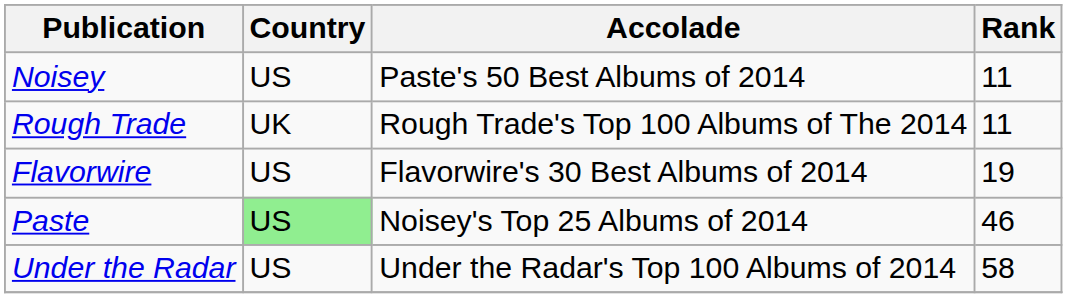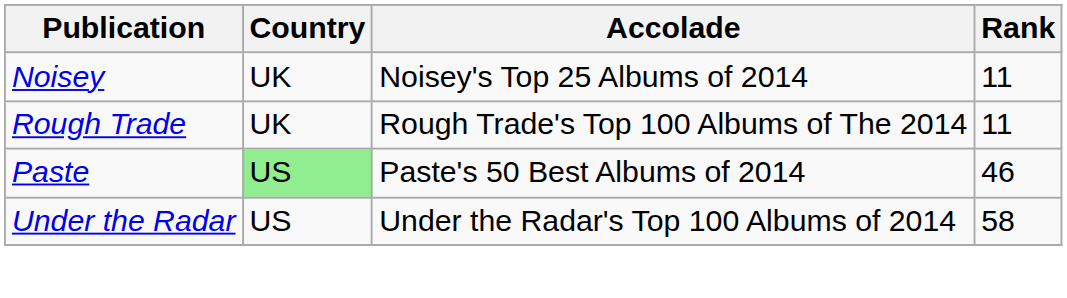(270, 76) US -> (270, 76) UK
(592, 76) Paste's 50 Best Albums of 2014 -> (594, 76) Noisey's Top 25 Albums of 2014
- row: (82, 172)
(594, 220) Noisey's Top 25 Albums of 2014 -> (592, 172) Paste's 50 Best Albums of 2014
